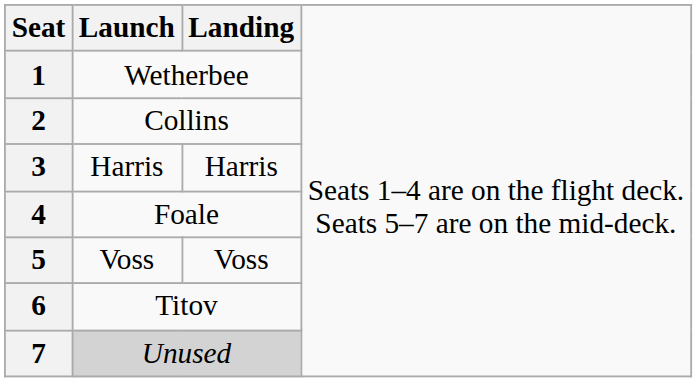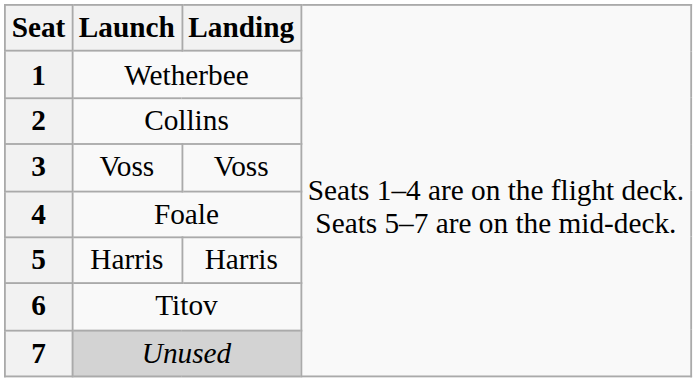(127, 167) Harris -> (127, 167) Voss
(241, 167) Harris -> (241, 167) Voss
(127, 259) Voss -> (127, 259) Harris
(241, 259) Voss -> (241, 259) Harris
